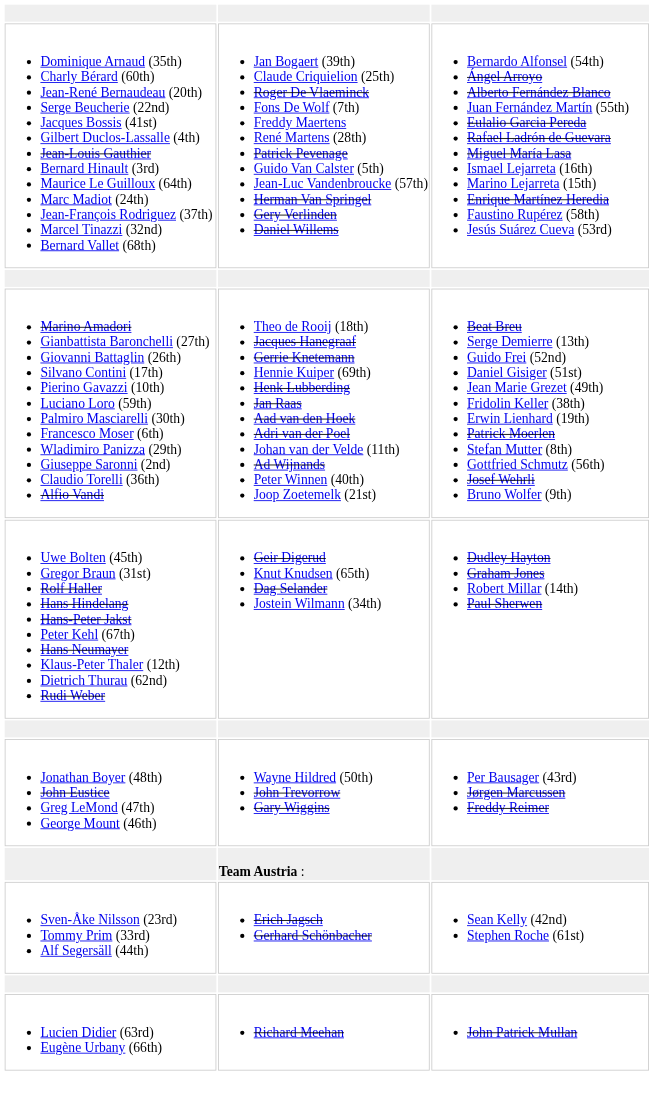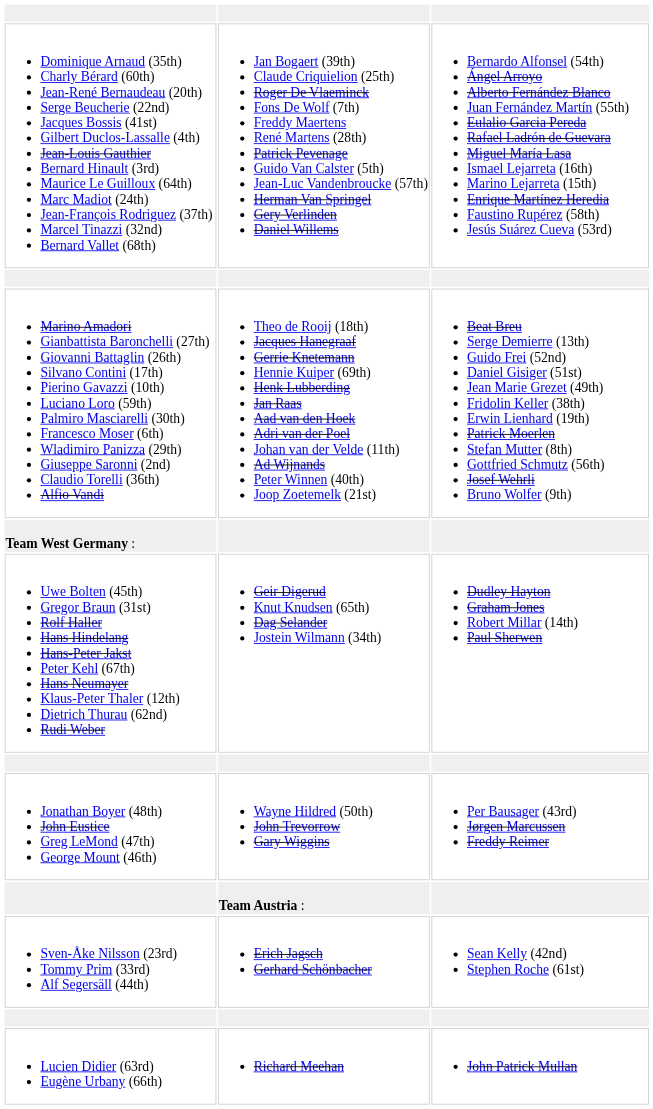+ row: (70, 543)
